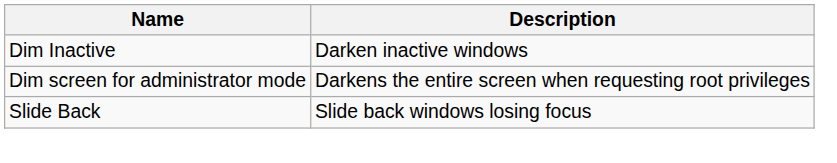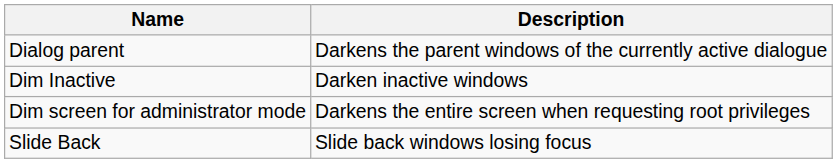+ row: (67, 50)
